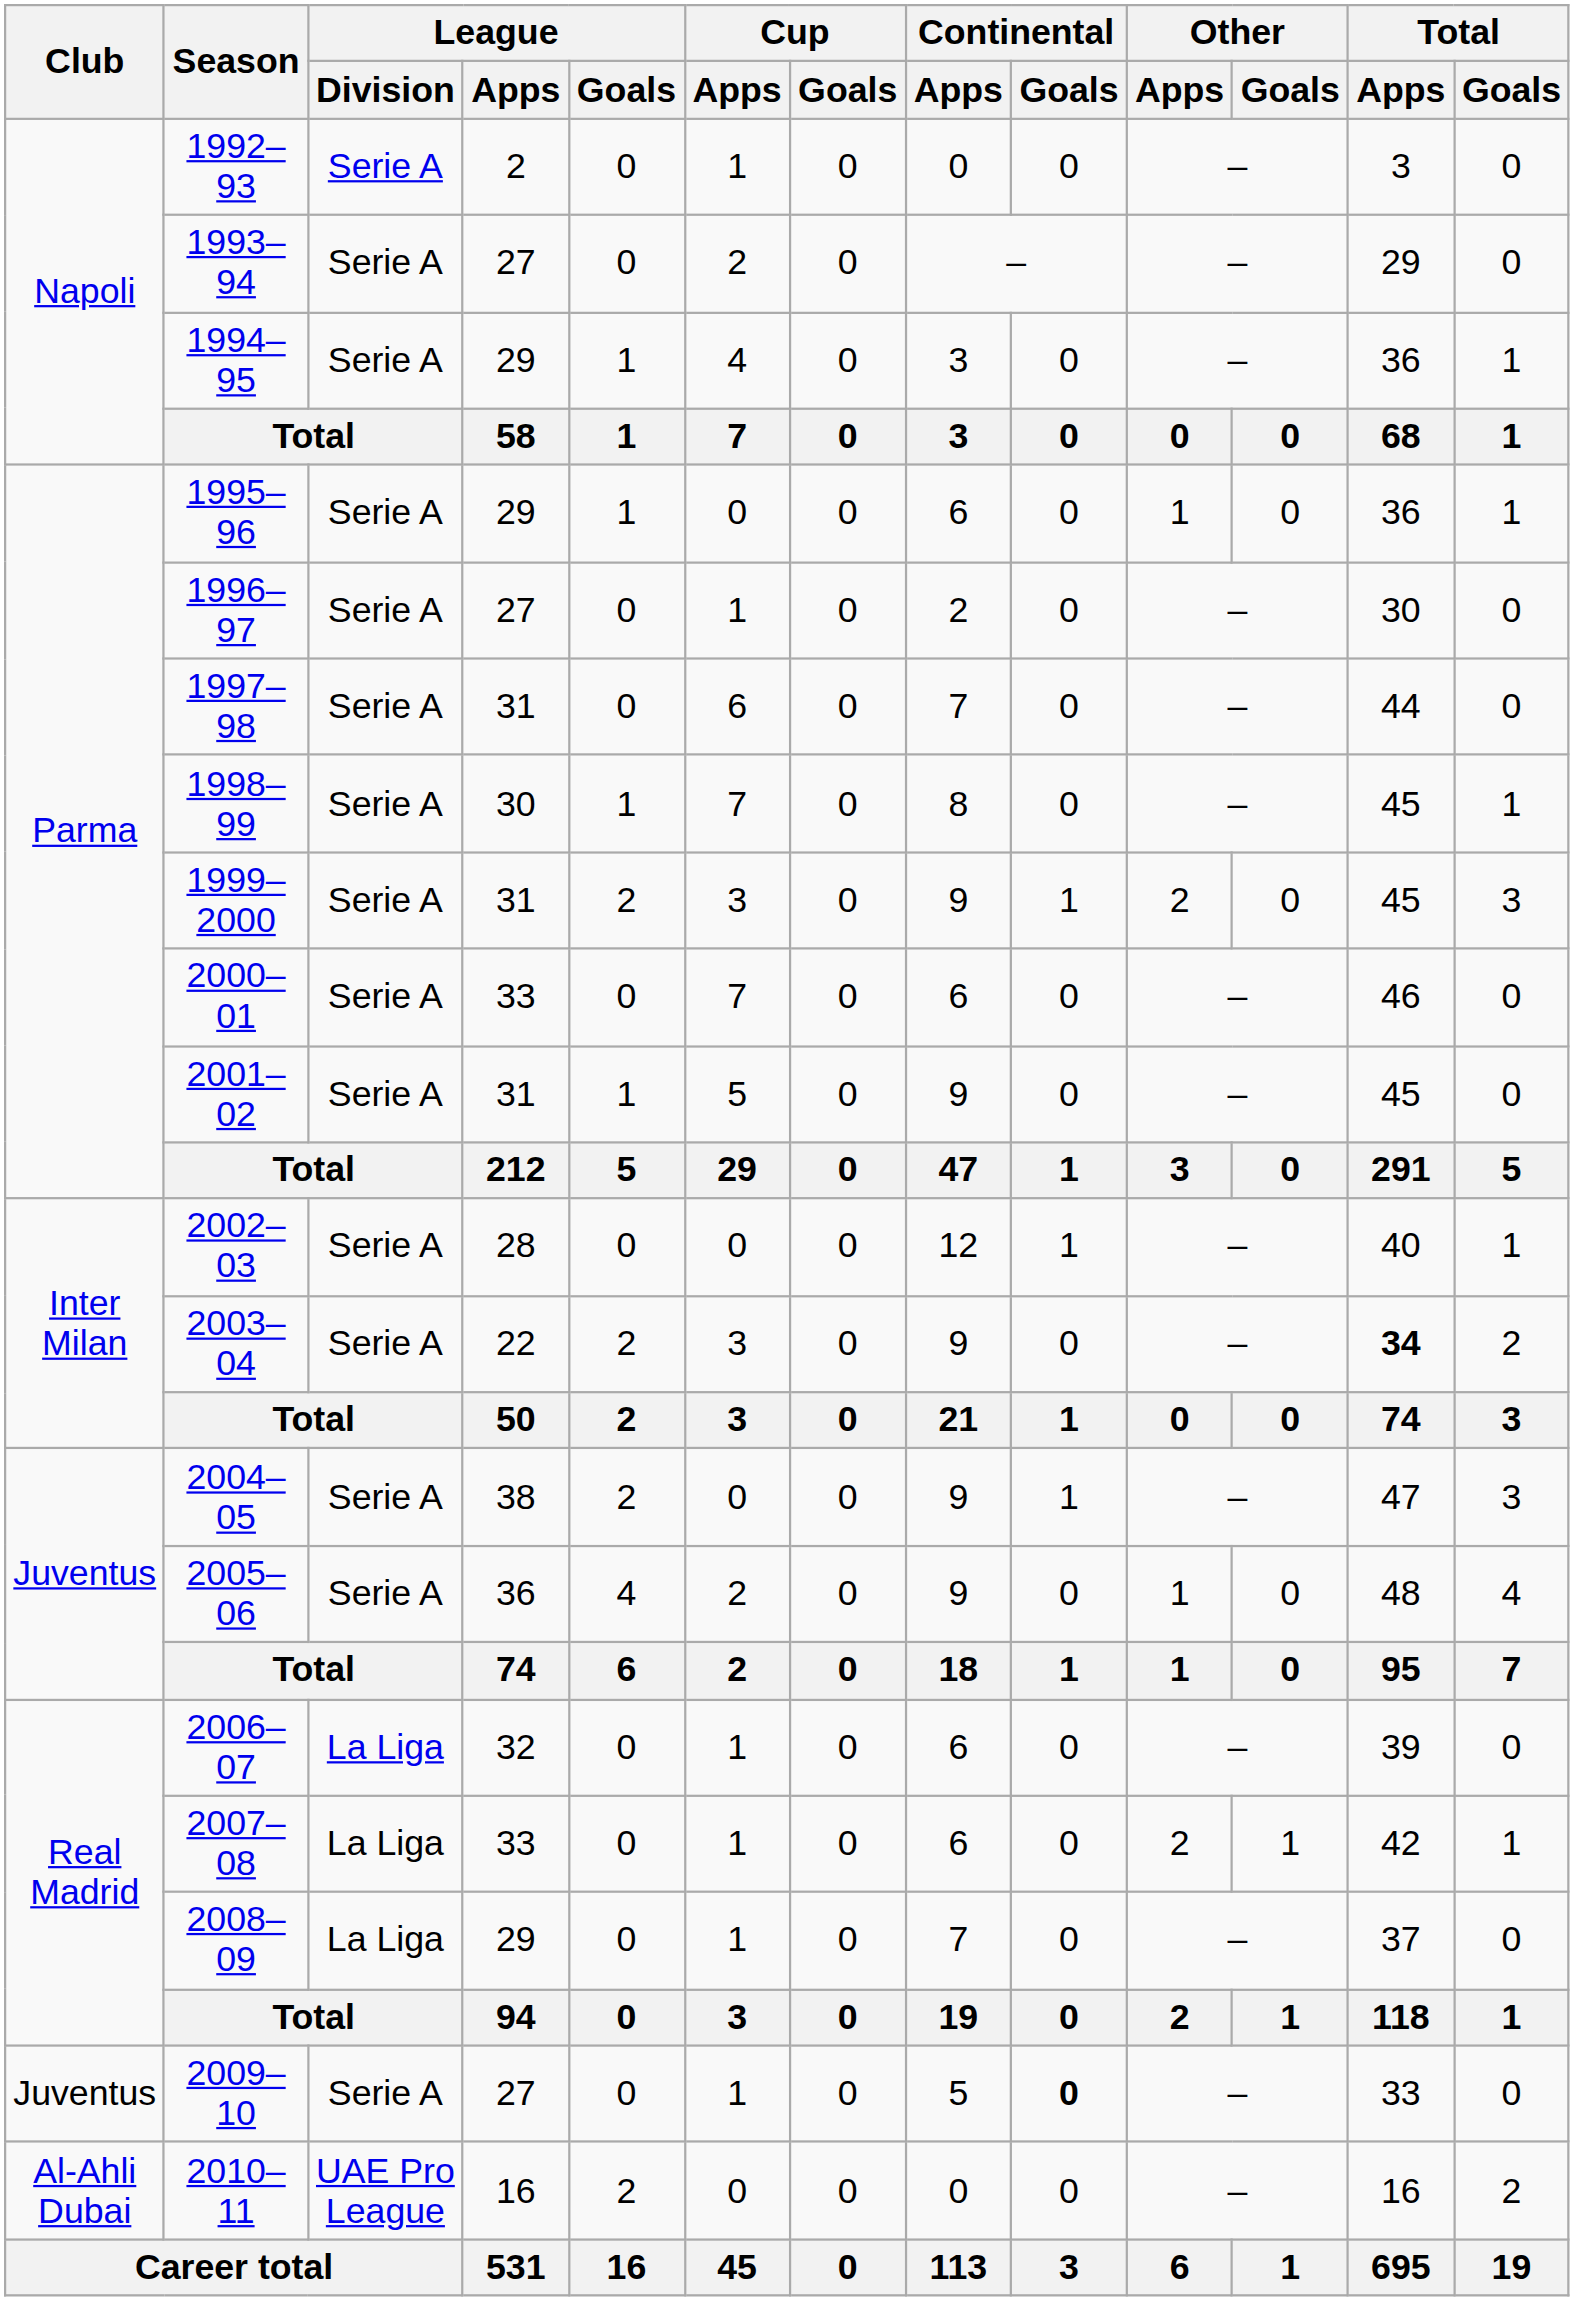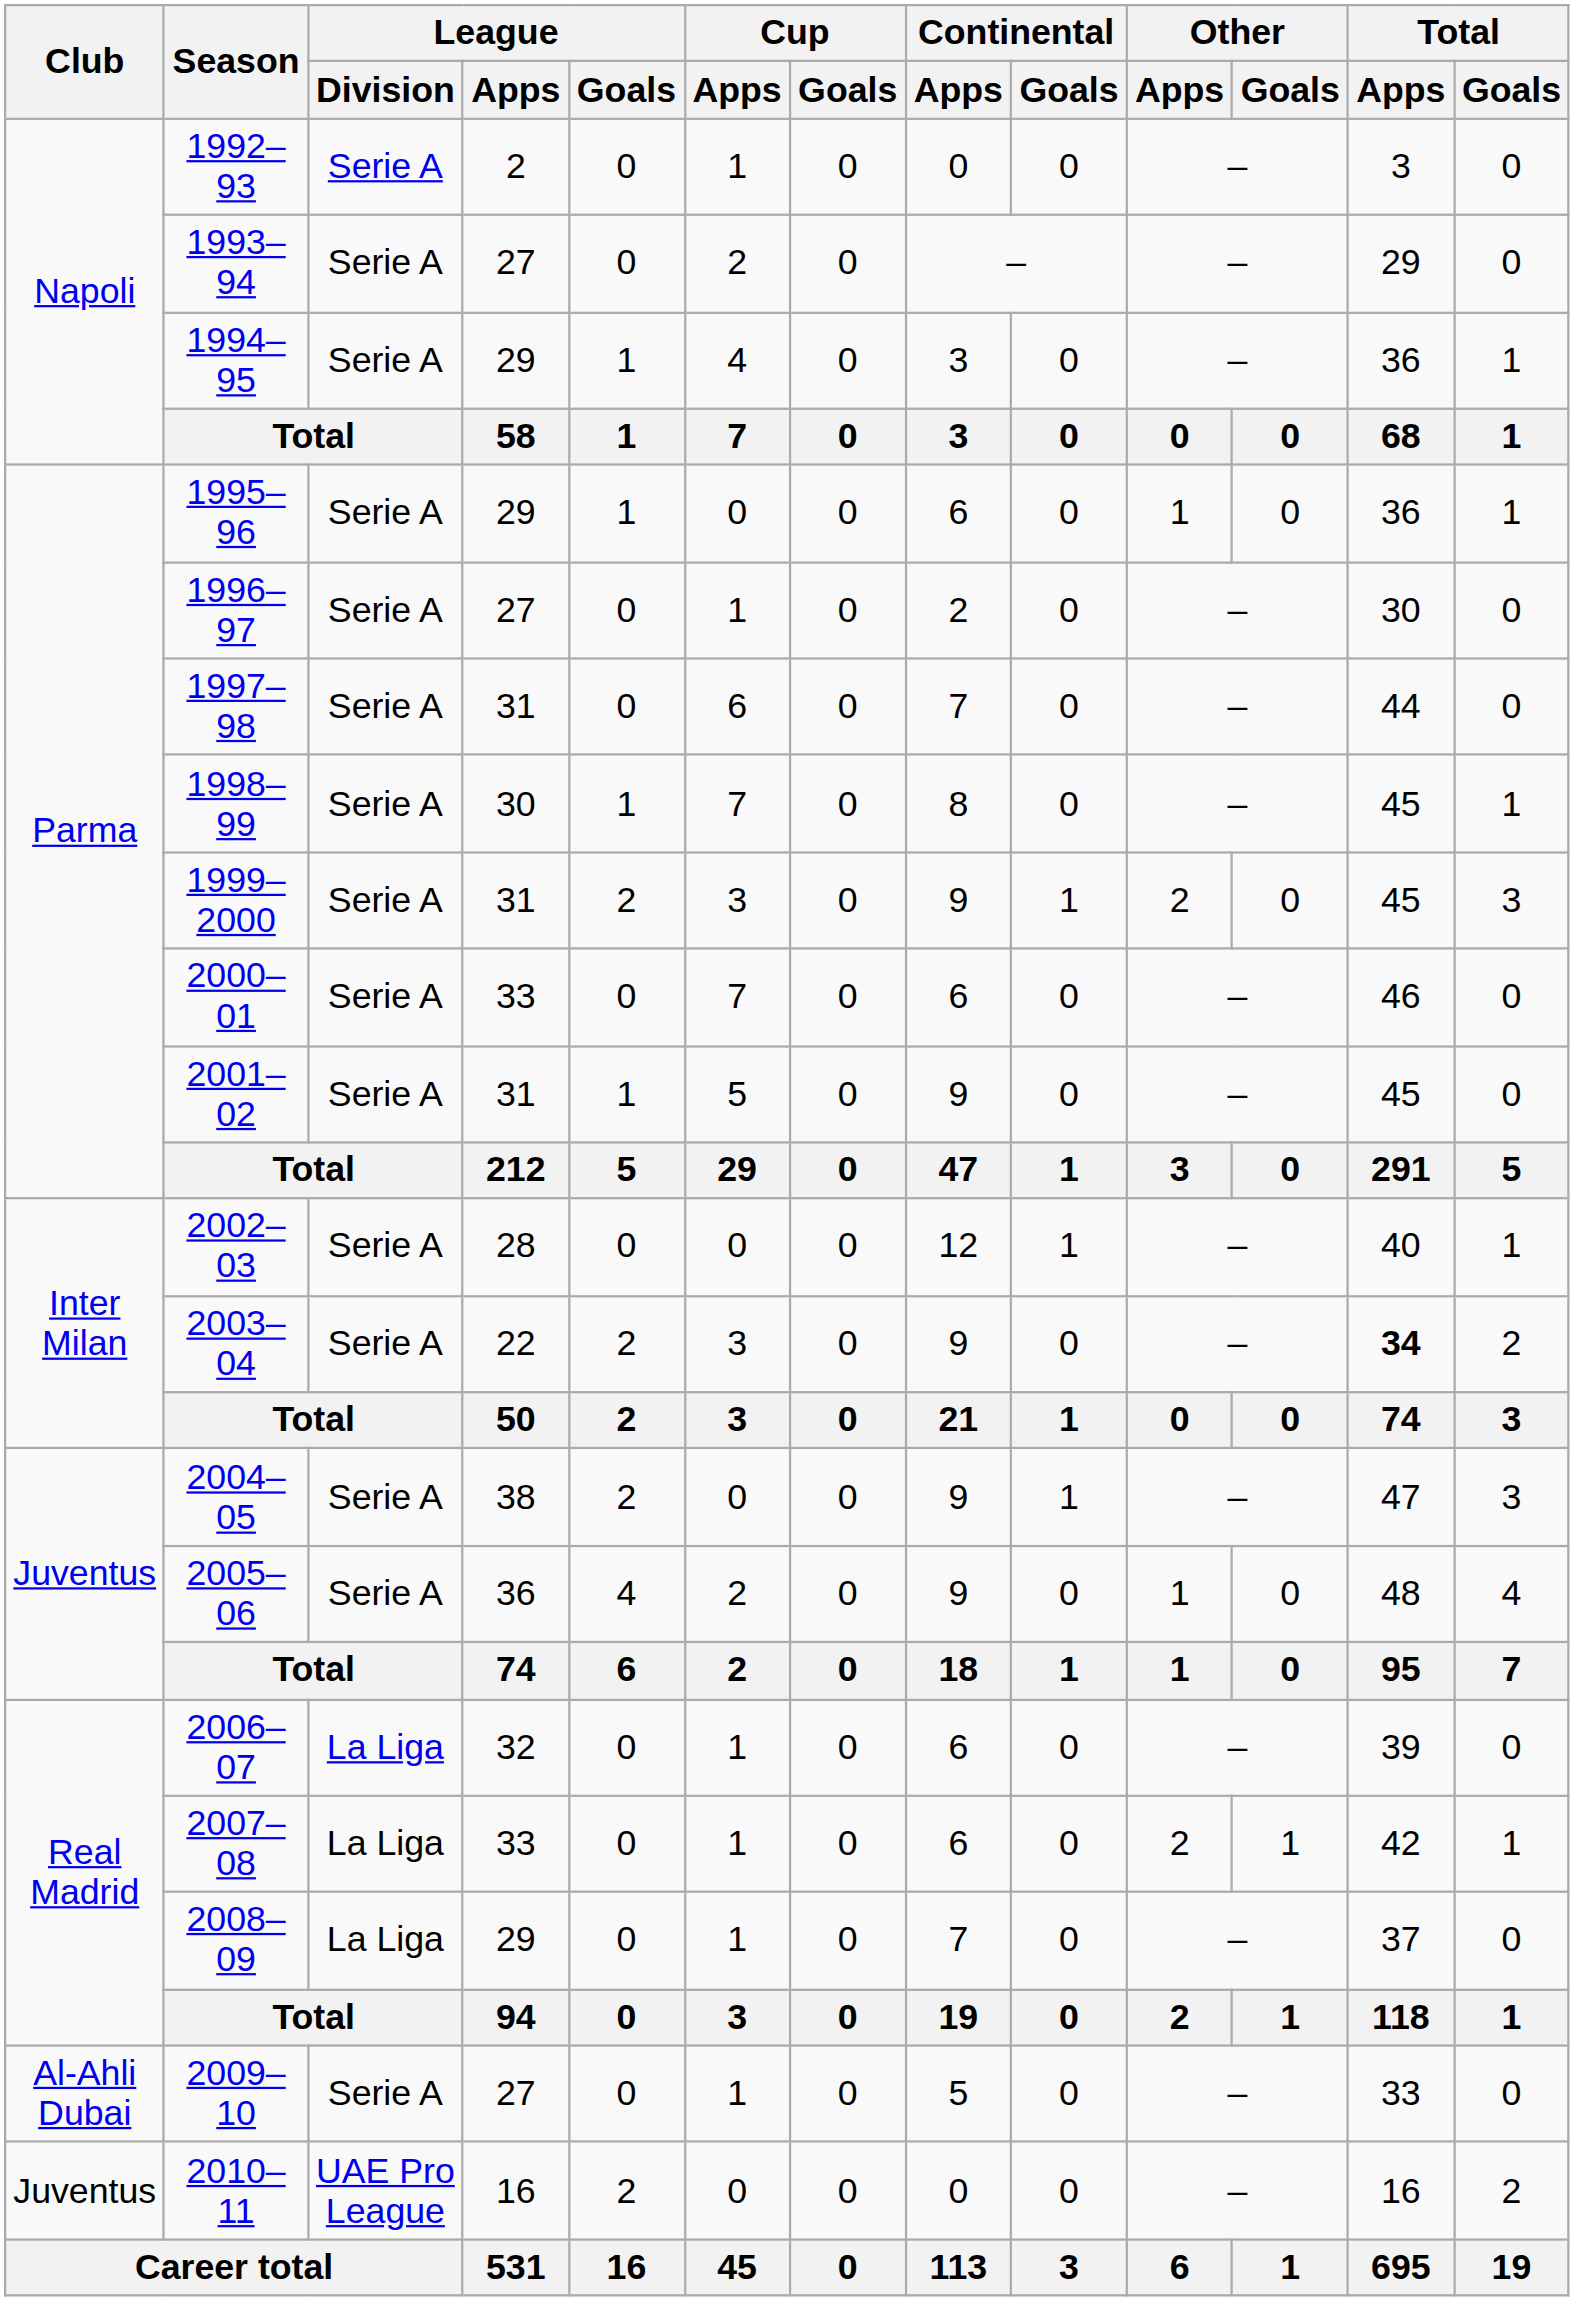(85, 2093) Juventus -> (85, 2093) Al-Ahli Dubai
(1069, 2093) bold -> (1069, 2093) normal
(85, 2190) Al-Ahli Dubai -> (85, 2190) Juventus
